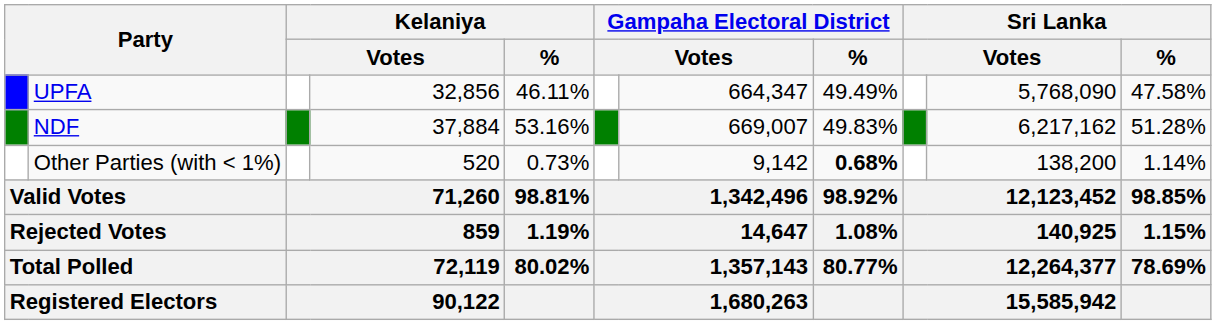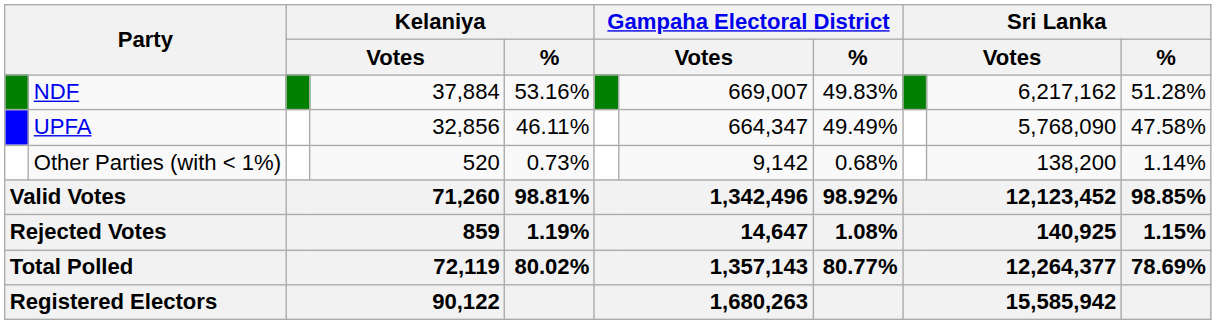rows swapped: (56, 127) <-> (63, 92)
(866, 162) bold -> (866, 162) normal
